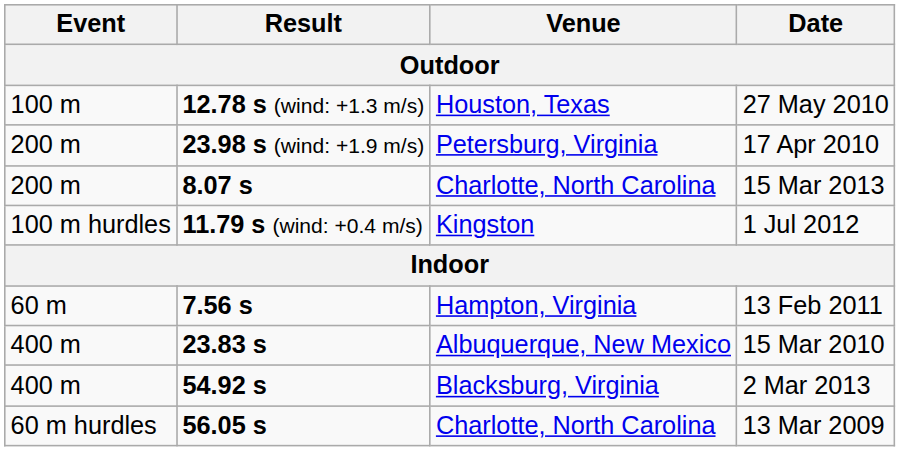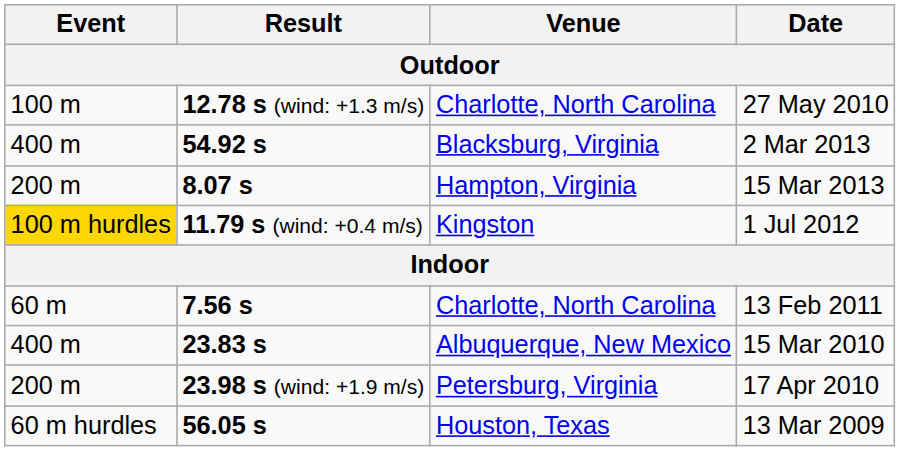(523, 104) Houston, Texas -> (576, 104) Charlotte, North Carolina
rows swapped: (811, 144) <-> (807, 385)
(576, 184) Charlotte, North Carolina -> (536, 184) Hampton, Virginia
(91, 225) no background -> (91, 225) gold background
(536, 305) Hampton, Virginia -> (576, 305) Charlotte, North Carolina
(576, 425) Charlotte, North Carolina -> (523, 425) Houston, Texas
